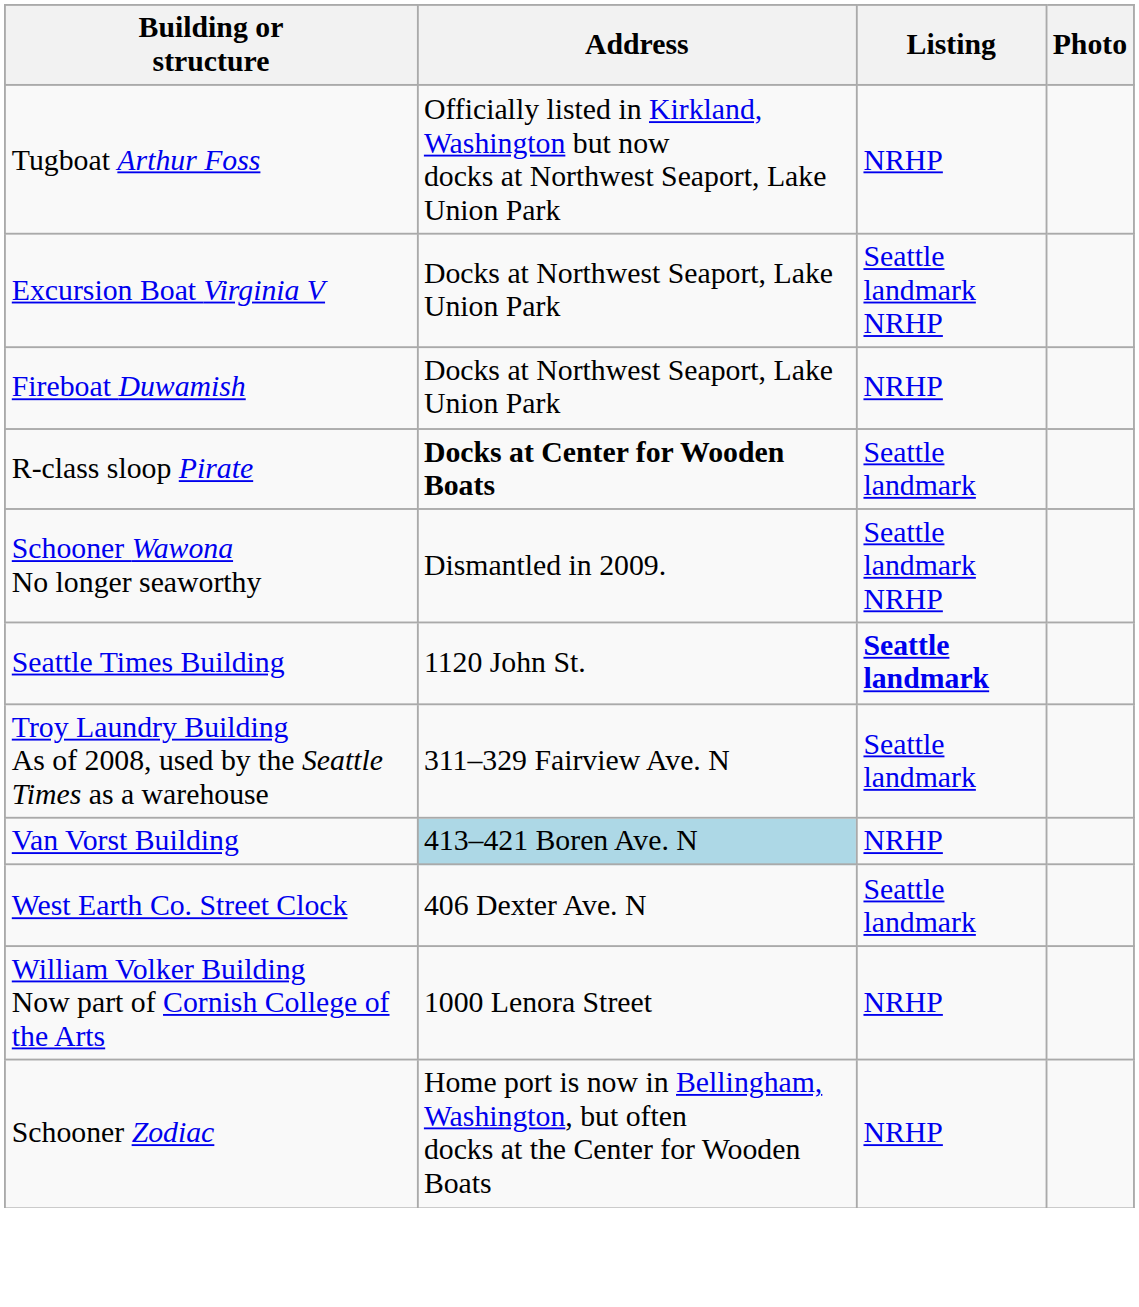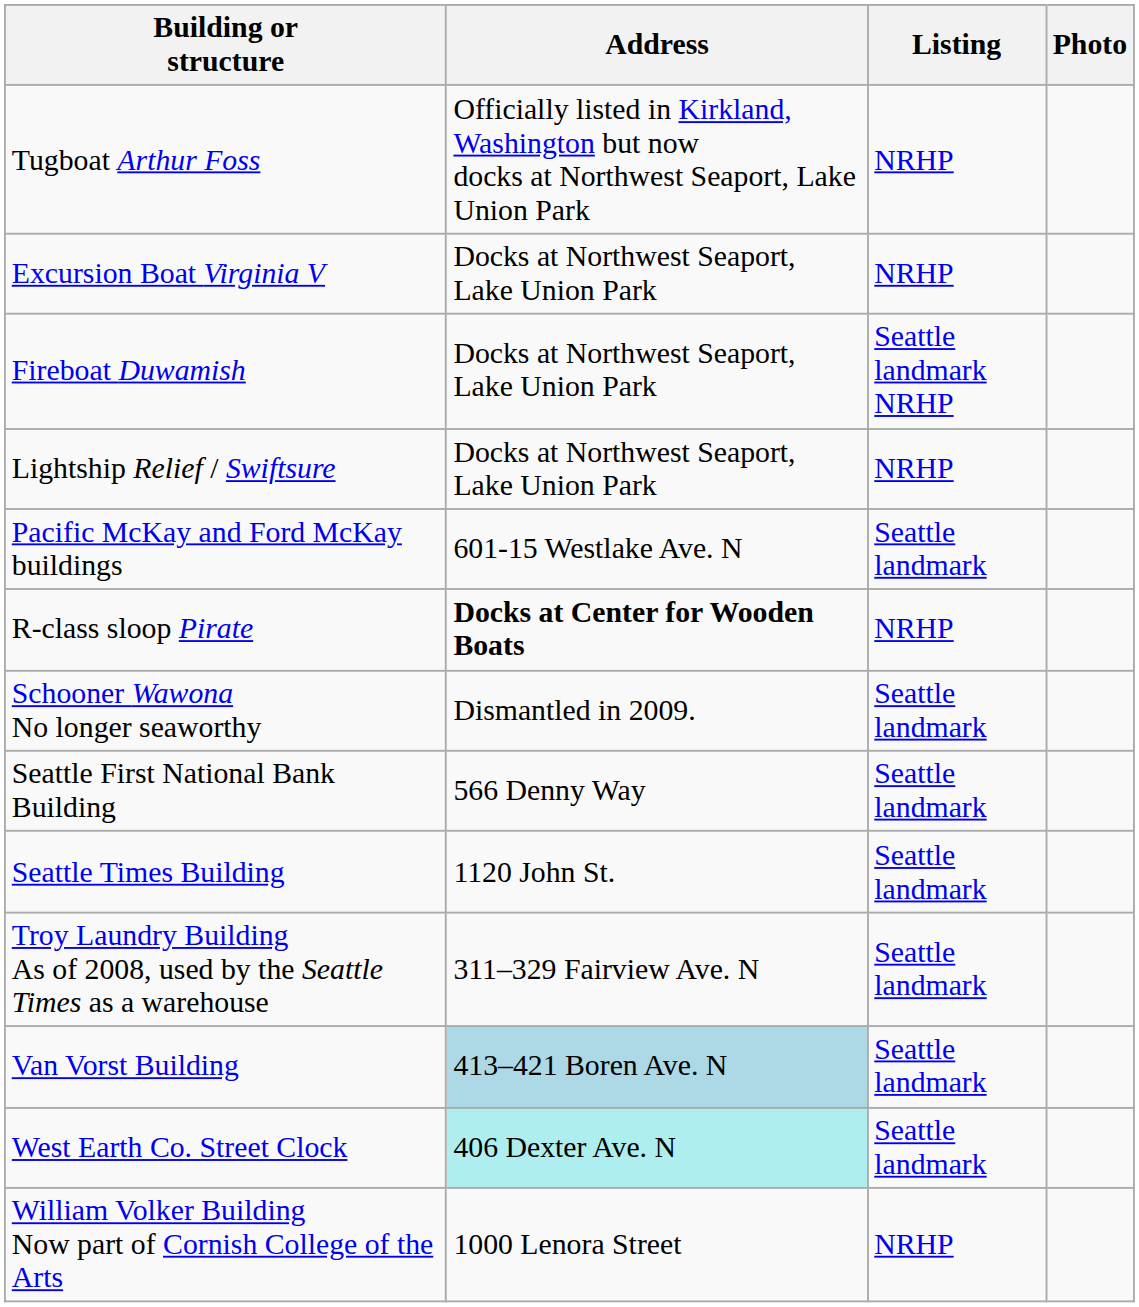(920, 289) Seattle landmark NRHP -> (914, 273) NRHP
(903, 387) NRHP -> (930, 370) Seattle landmark NRHP
+ row: (174, 467)
+ row: (207, 548)
(920, 467) Seattle landmark -> (914, 629) NRHP
(920, 565) Seattle landmark NRHP -> (930, 710) Seattle landmark
+ row: (173, 790)
(926, 662) bold -> (930, 871) normal
(903, 840) NRHP -> (930, 1066) Seattle landmark
(535, 904) no background -> (565, 1146) paleturquoise background
- row: (113, 1133)
